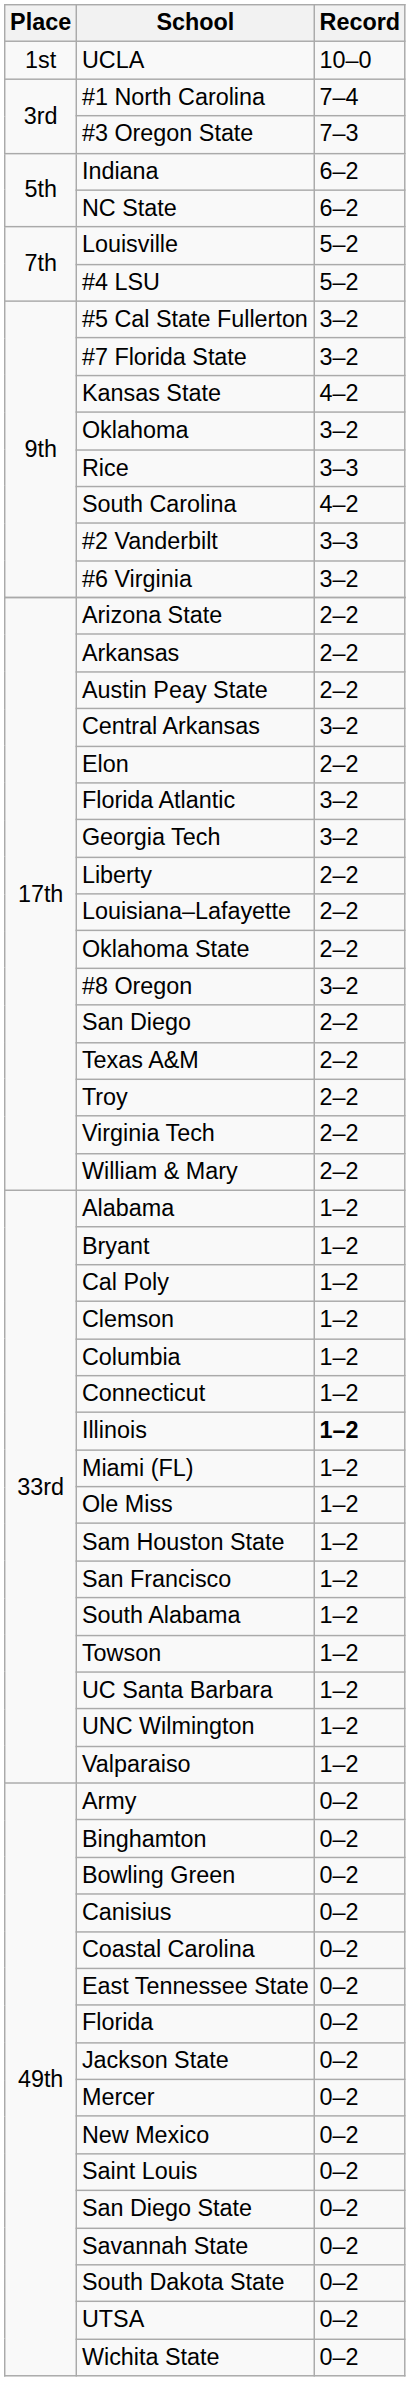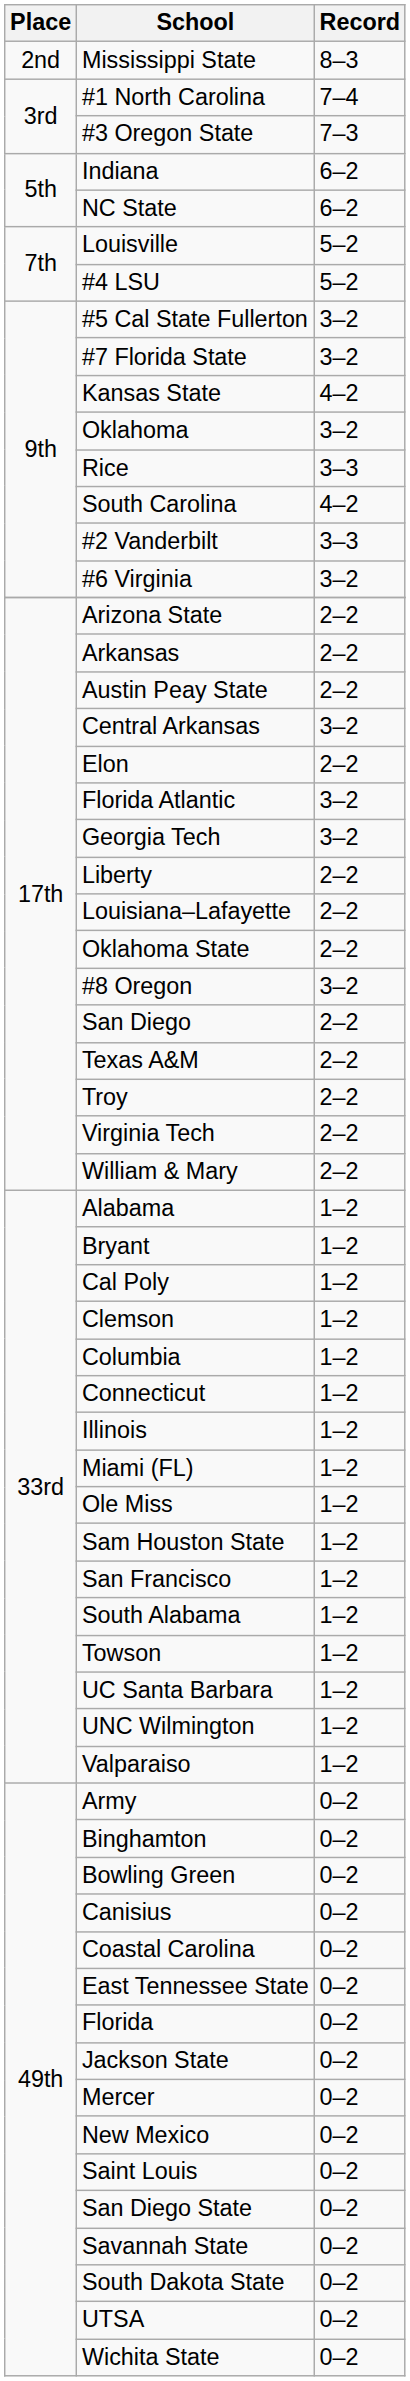- row: (113, 60)
+ row: (169, 60)
(339, 1430) bold -> (339, 1430) normal
